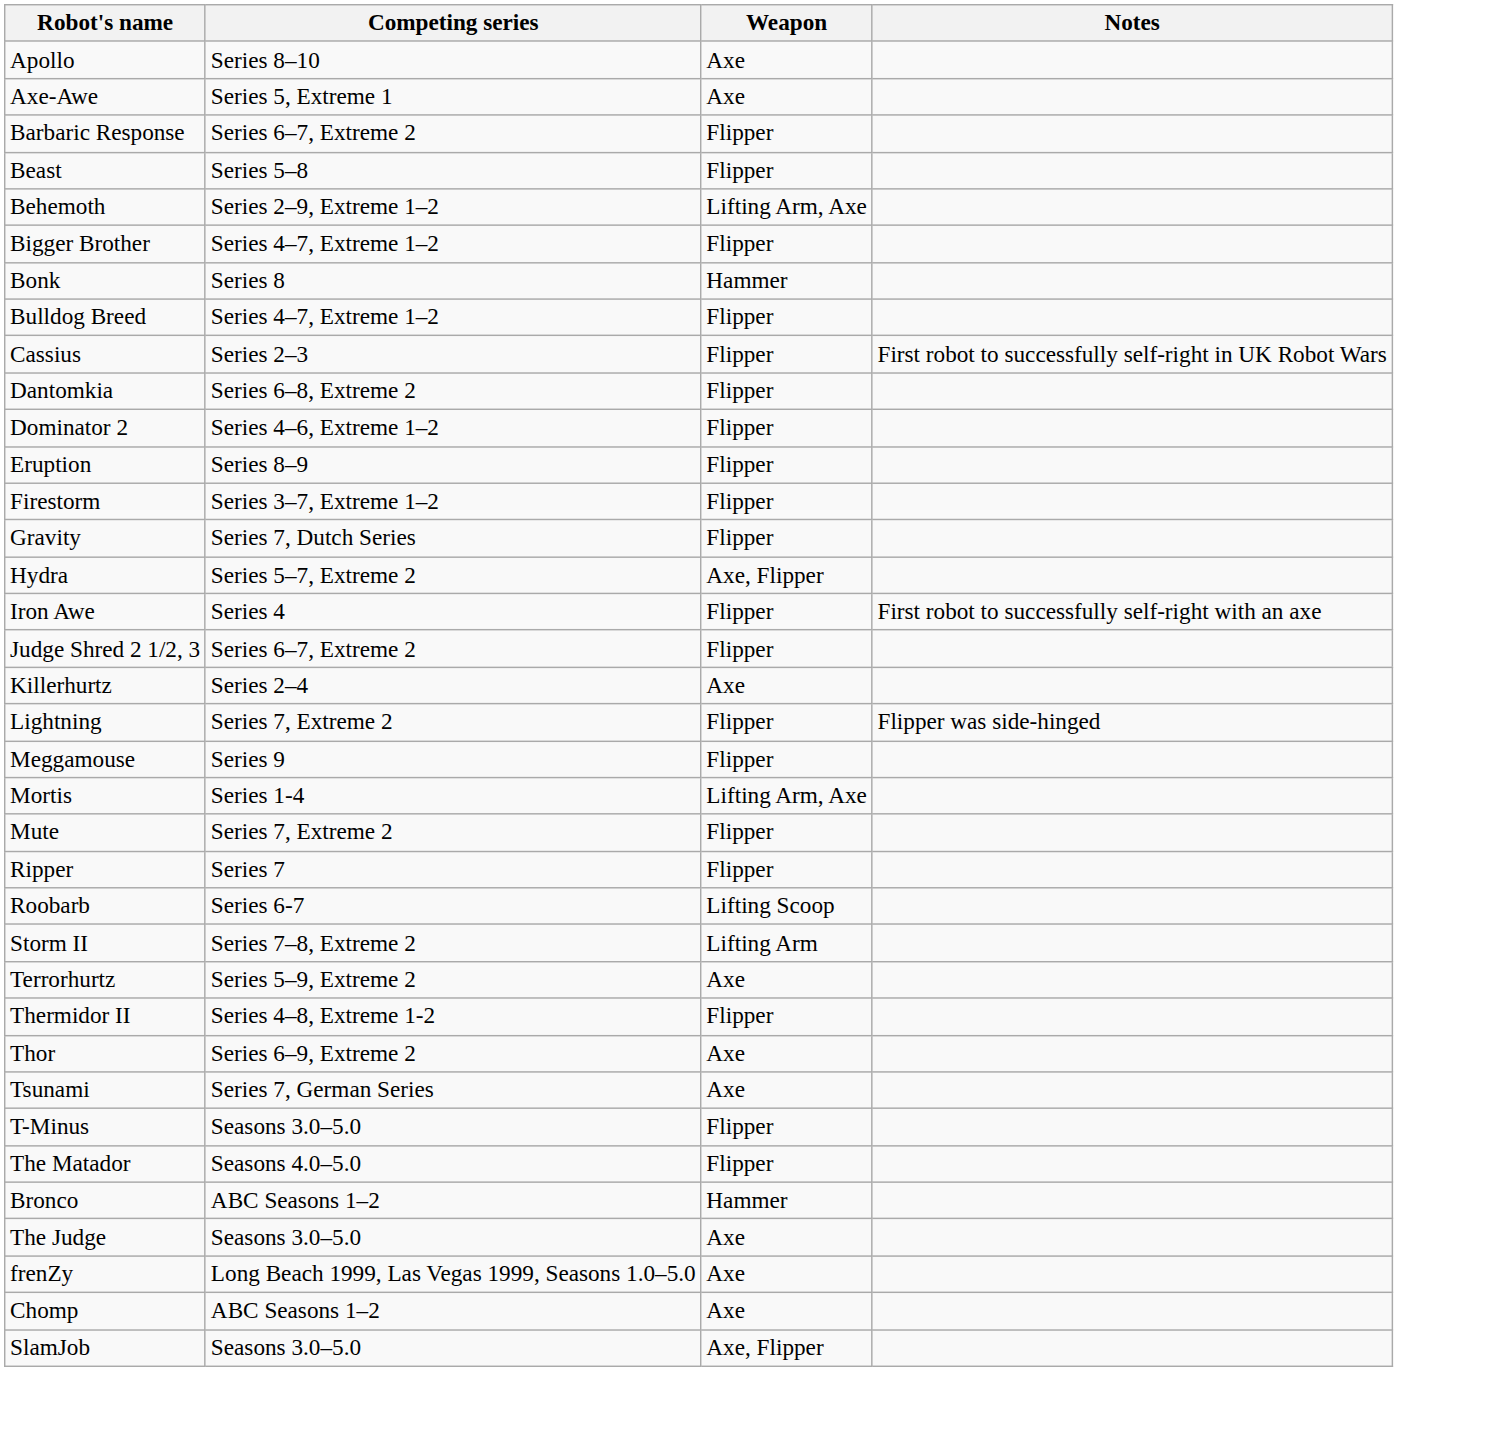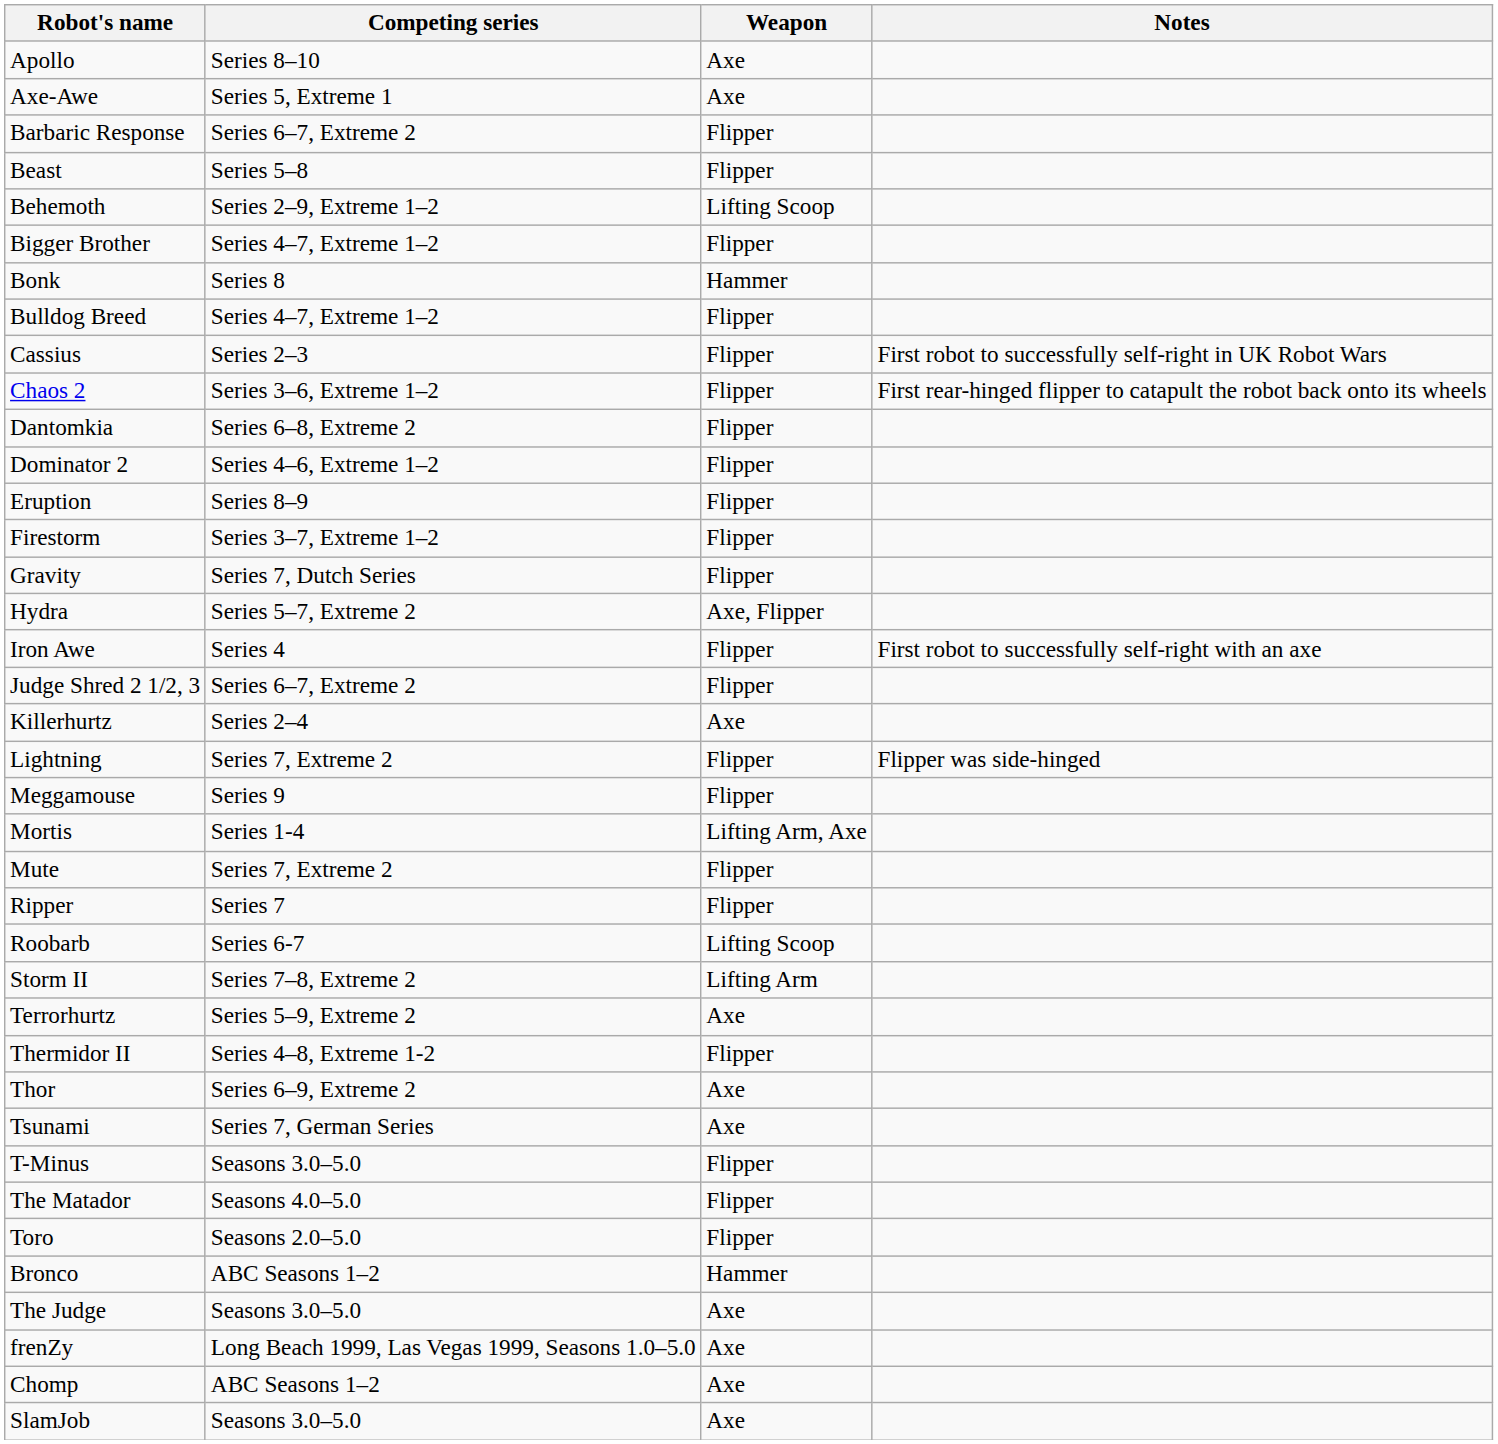(787, 206) Lifting Arm, Axe -> (770, 206) Lifting Scoop
+ row: (48, 390)
+ row: (32, 1237)
(765, 1347) Axe, Flipper -> (726, 1421) Axe
